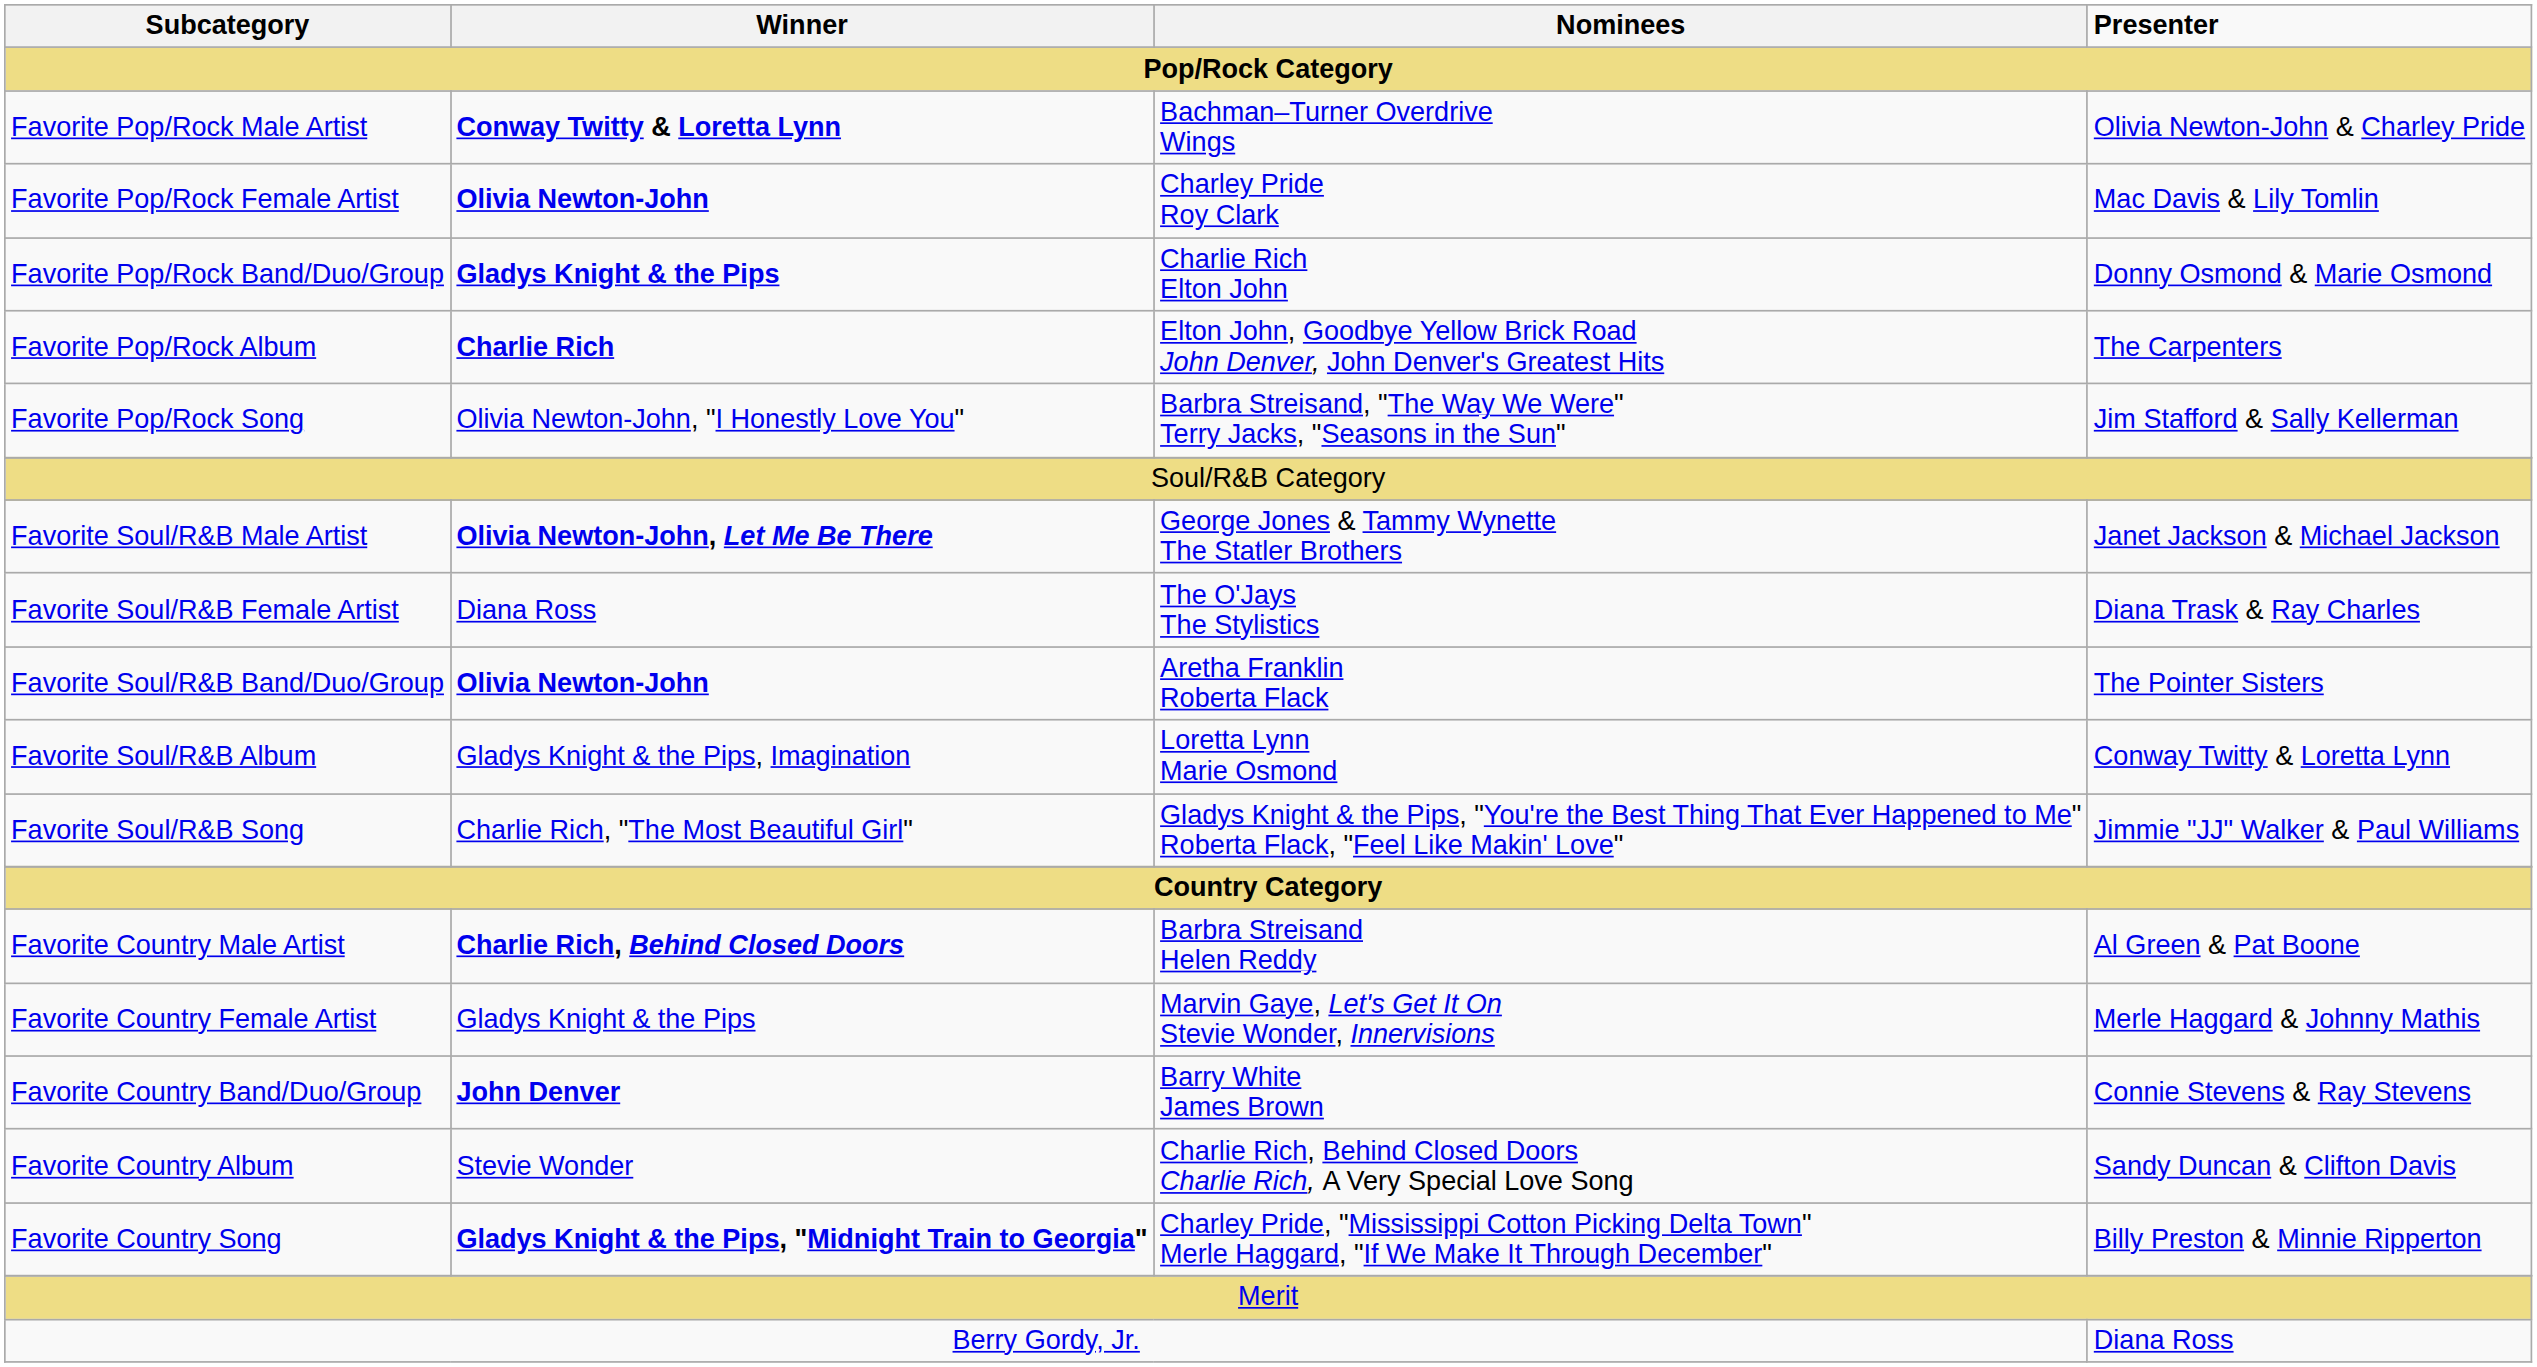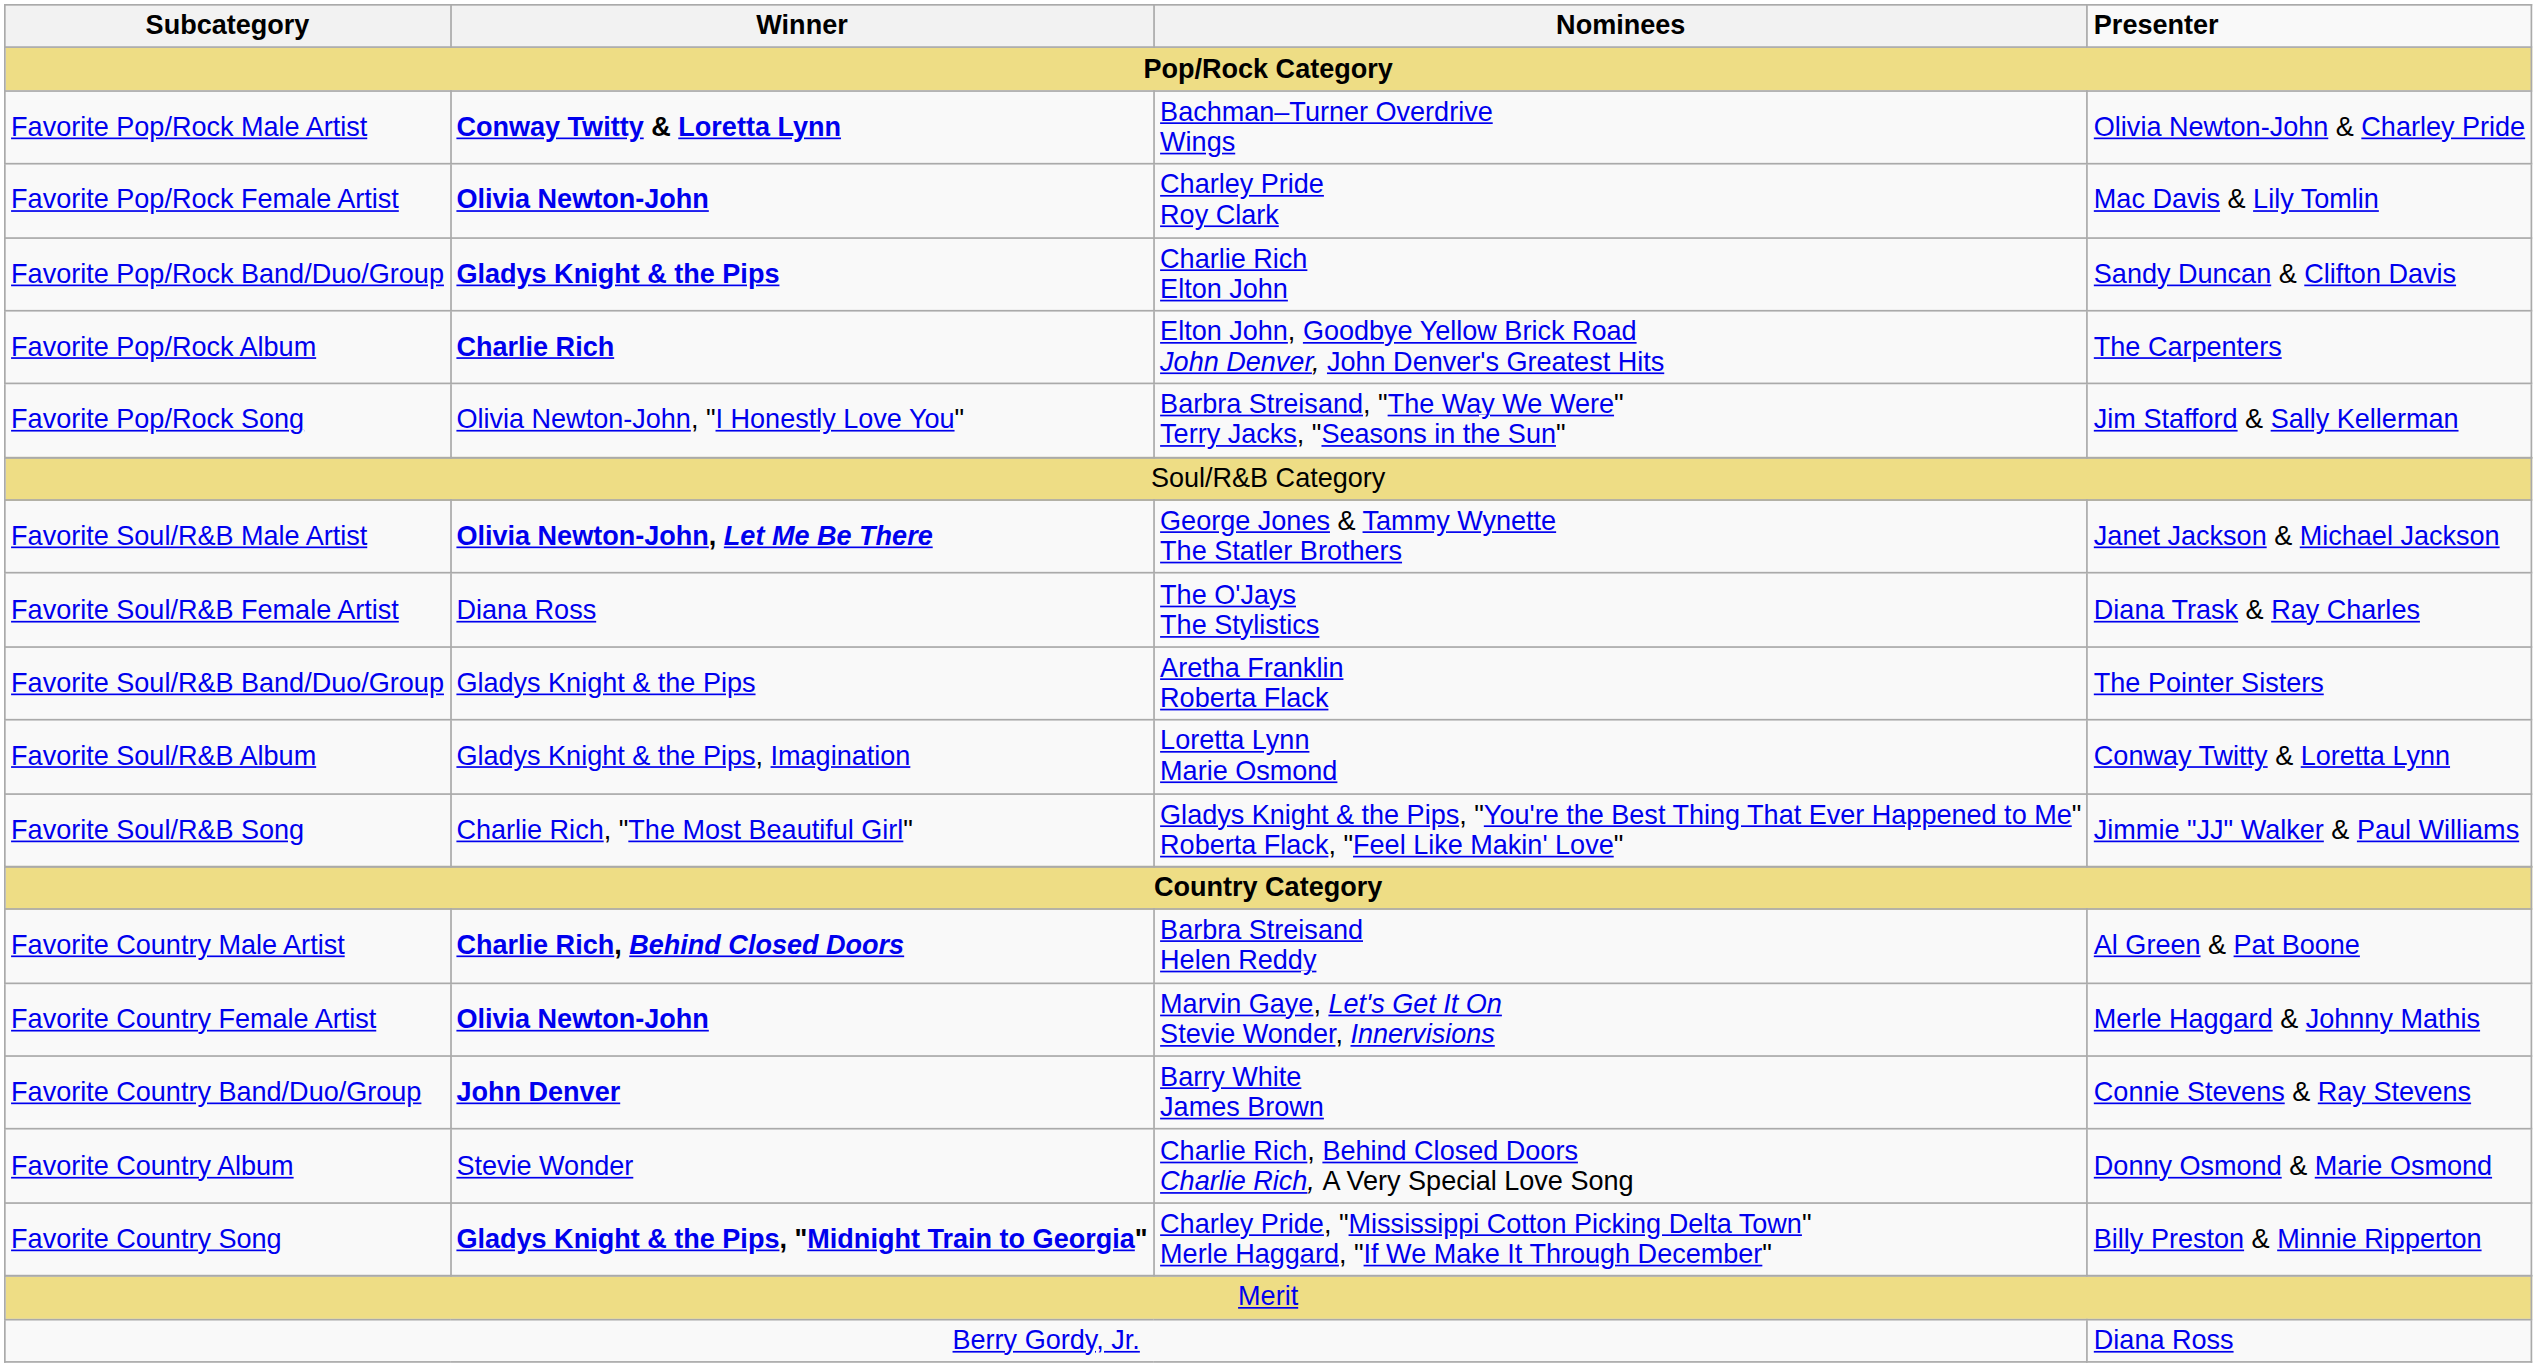(2293, 273) Donny Osmond & Marie Osmond -> (2275, 273) Sandy Duncan & Clifton Davis
(583, 682) Olivia Newton-John -> (606, 682) Gladys Knight & the Pips
(606, 1019) Gladys Knight & the Pips -> (583, 1019) Olivia Newton-John
(2275, 1165) Sandy Duncan & Clifton Davis -> (2293, 1165) Donny Osmond & Marie Osmond
